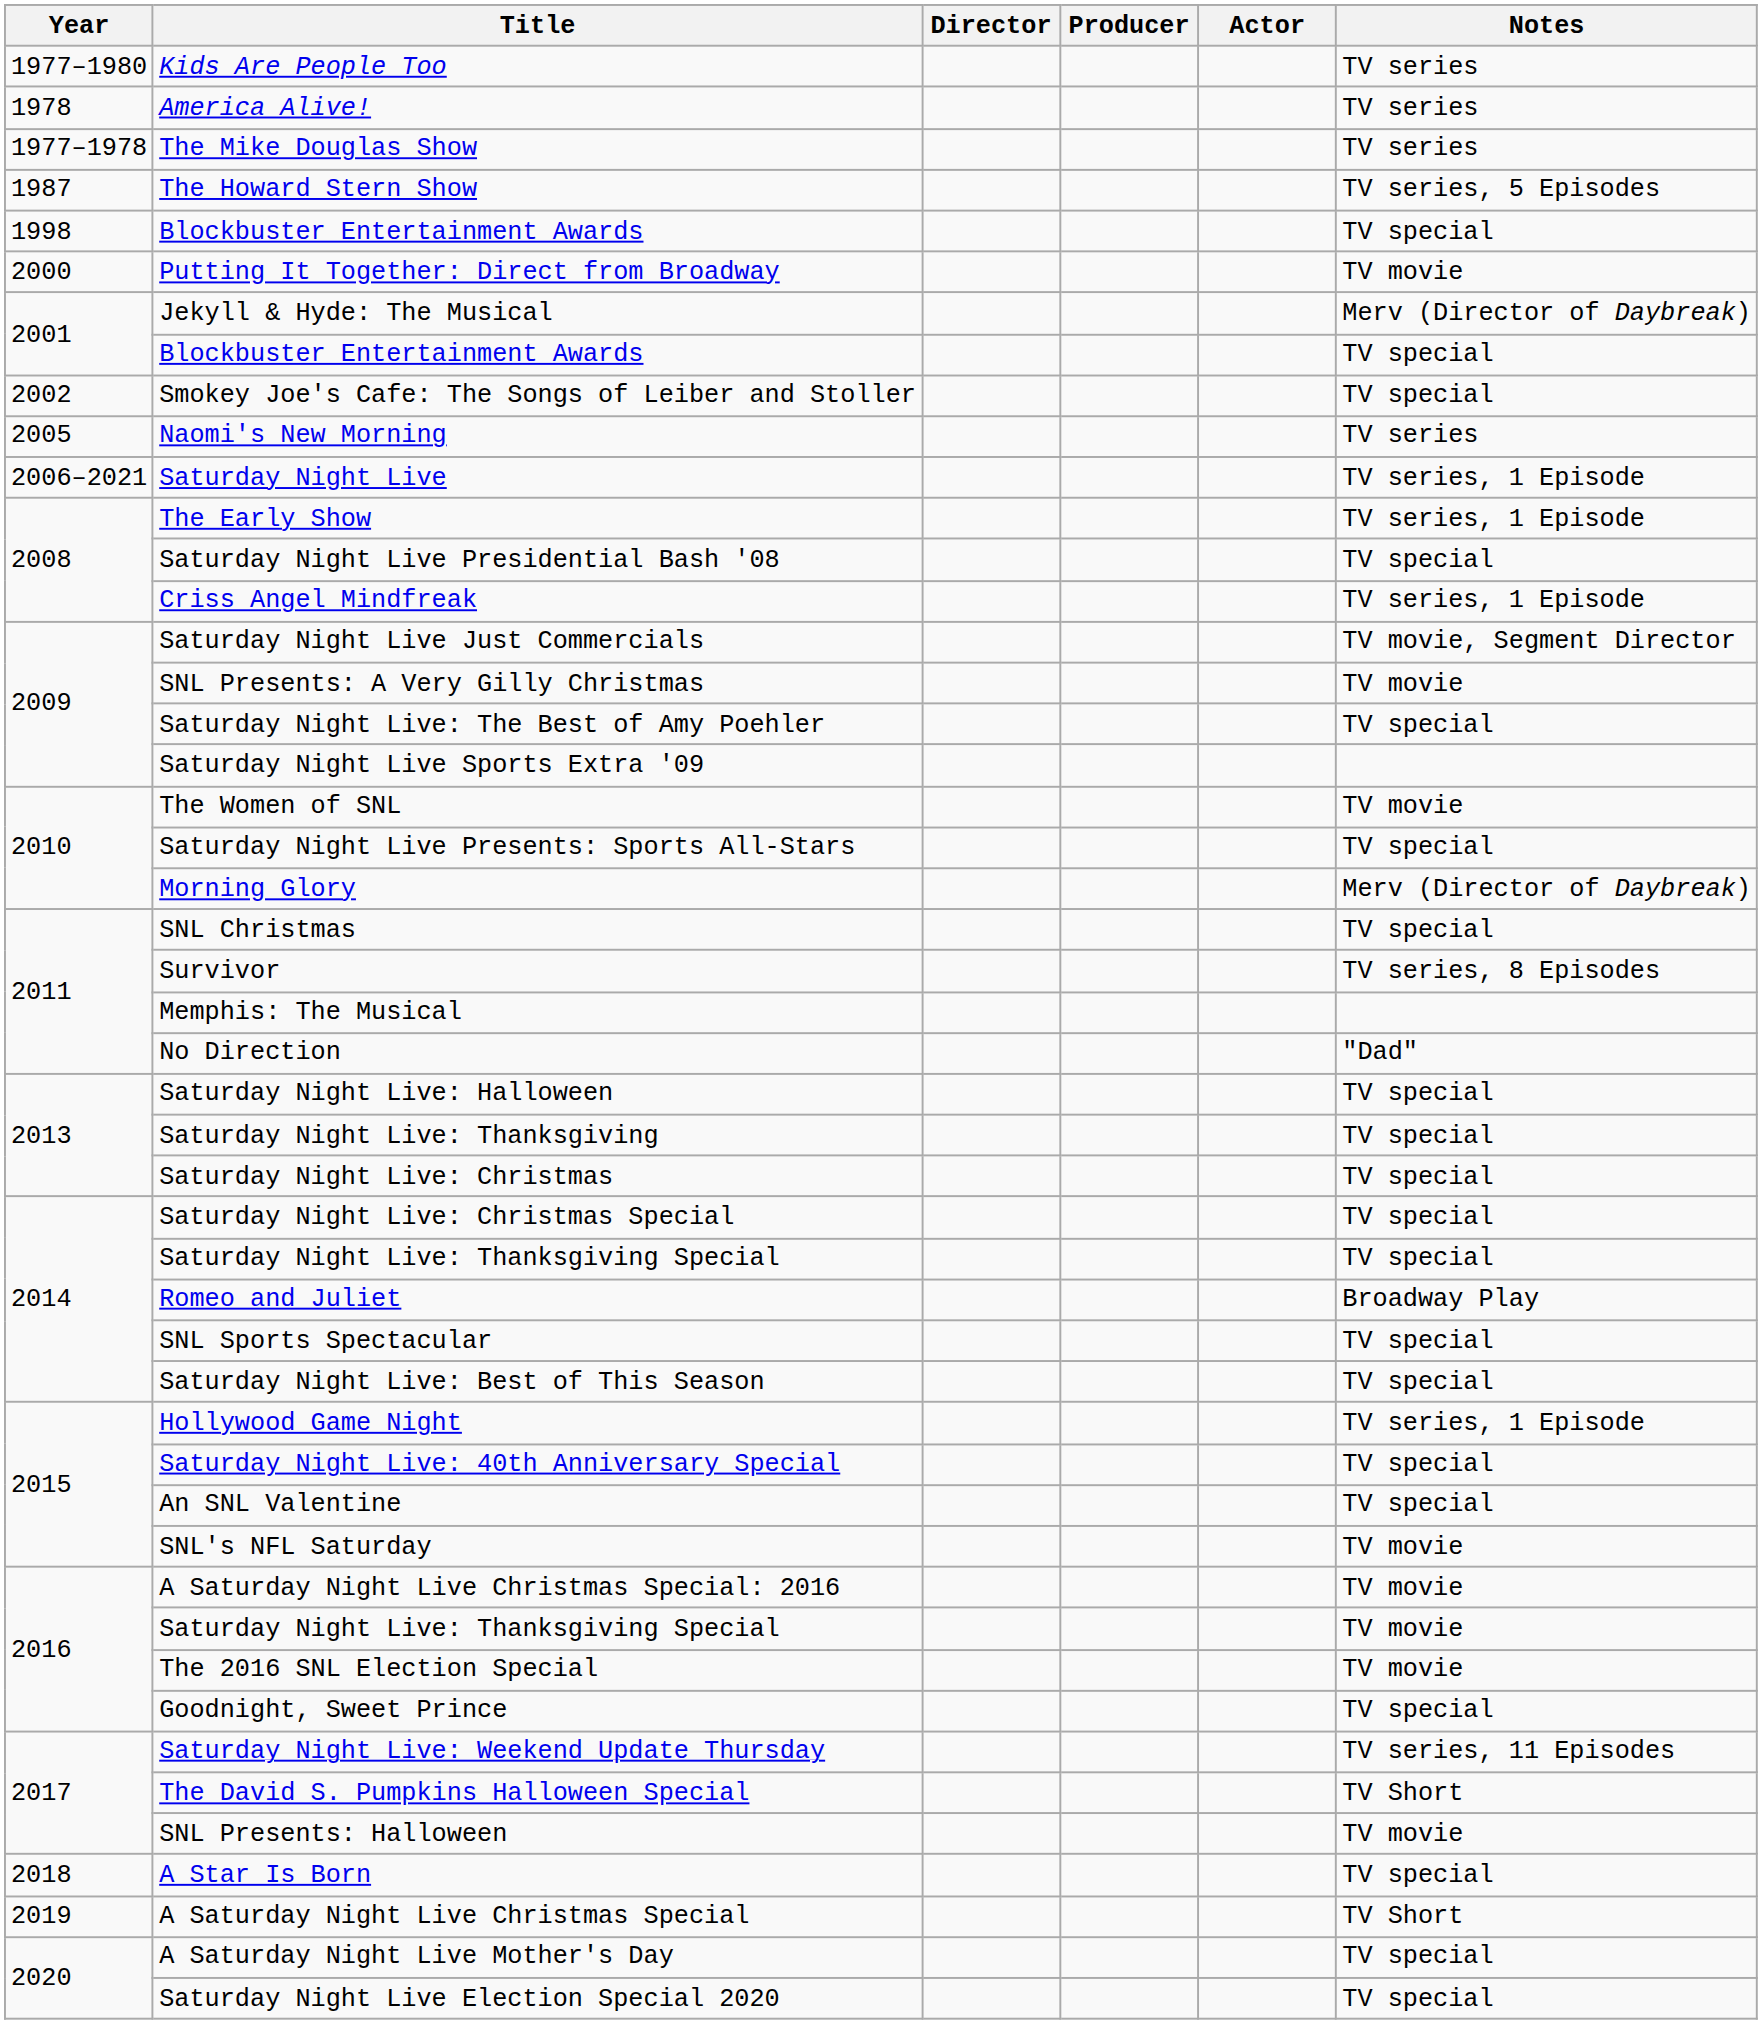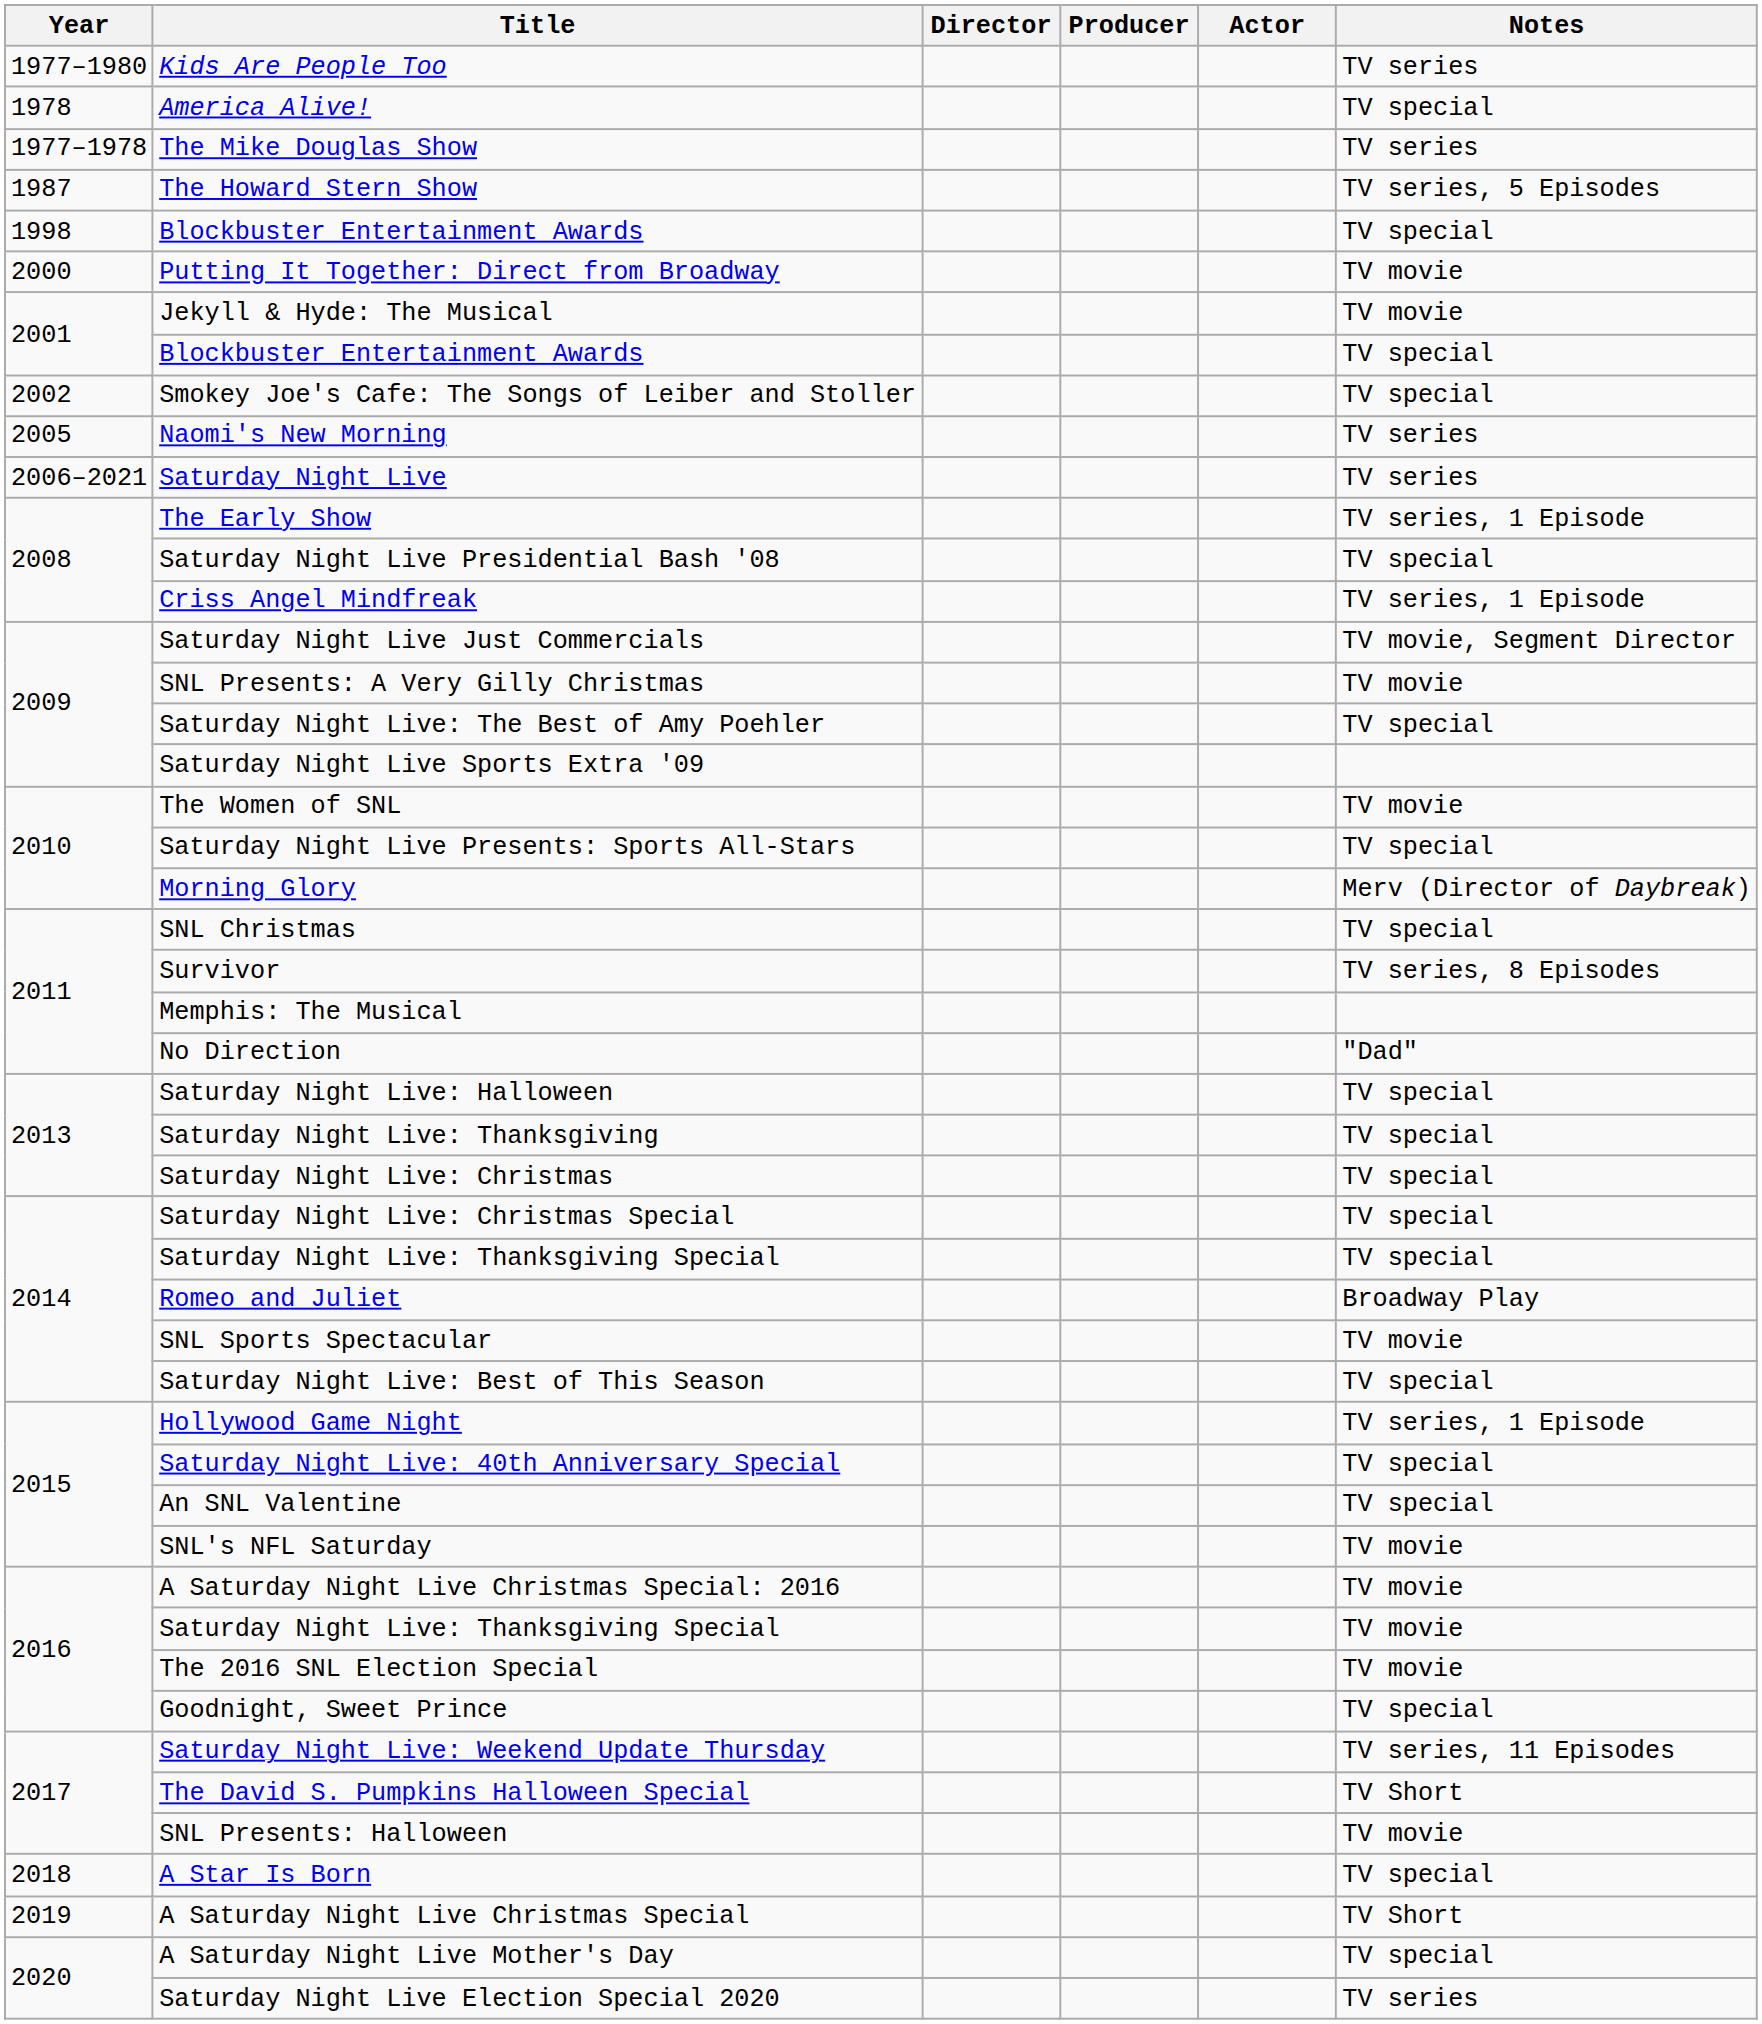(1410, 108) TV series -> (1418, 108) TV special
(1547, 313) Merv (Director of Daybreak) -> (1403, 313) TV movie
(1494, 478) TV series, 1 Episode -> (1410, 478) TV series
(1418, 1341) TV special -> (1403, 1341) TV movie
(1418, 1999) TV special -> (1410, 1999) TV series
